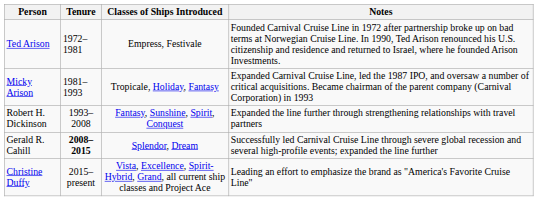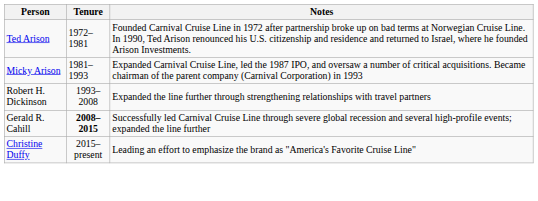- column: (165, 12)
